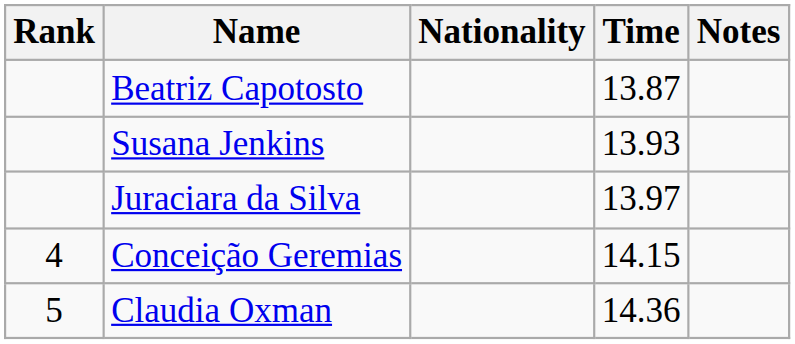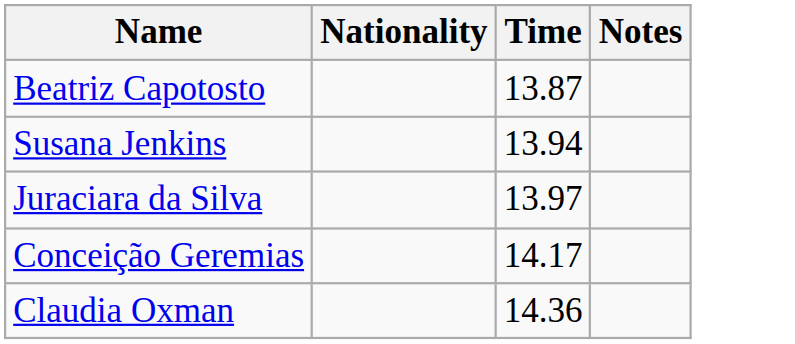- column: (54, 32)
(641, 143) 13.93 -> (543, 143) 13.94
(641, 254) 14.15 -> (543, 254) 14.17
